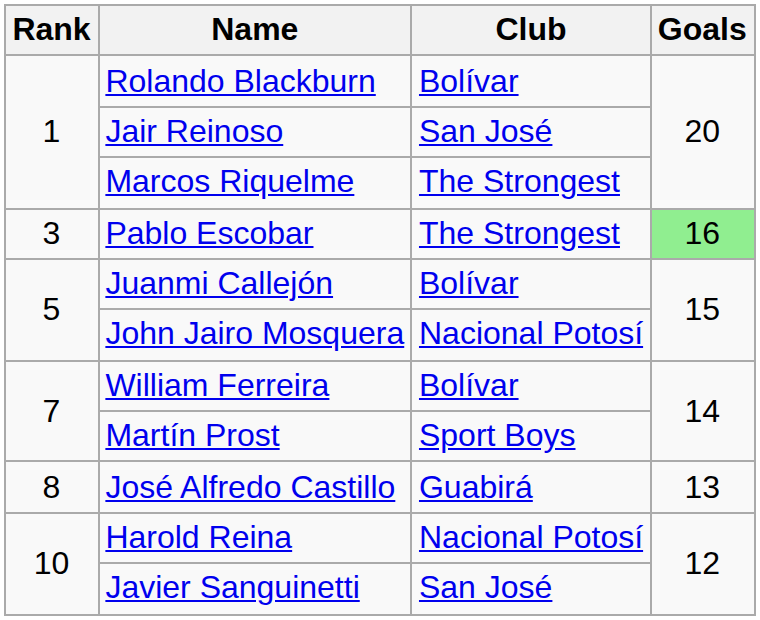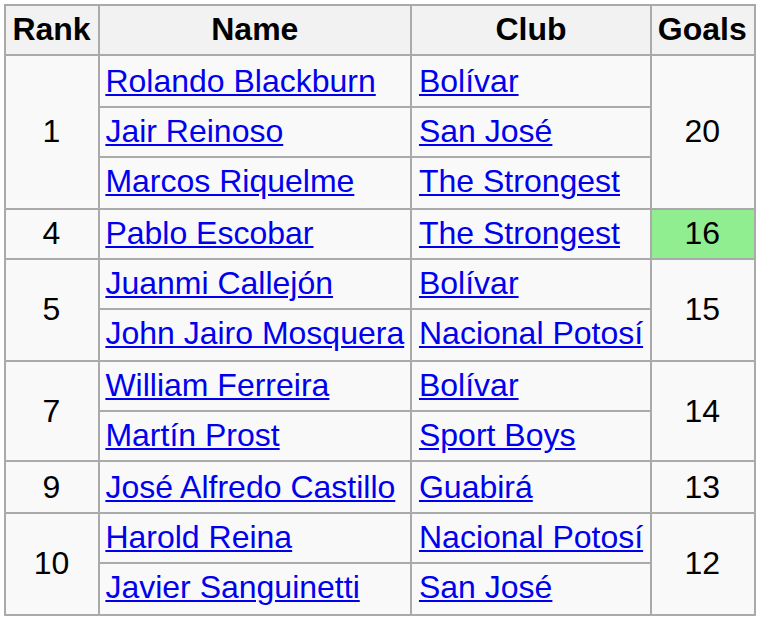(52, 232) 3 -> (52, 232) 4
(52, 486) 8 -> (52, 486) 9
